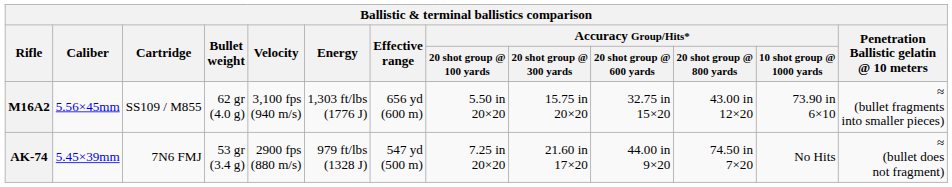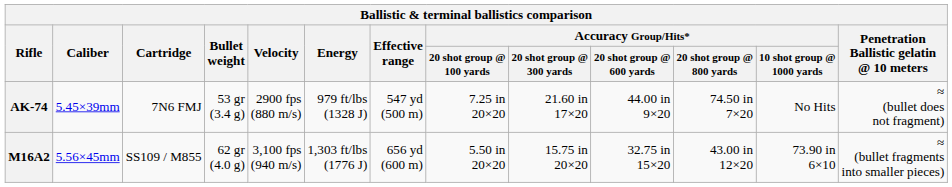rows swapped: (29, 106) <-> (29, 157)
